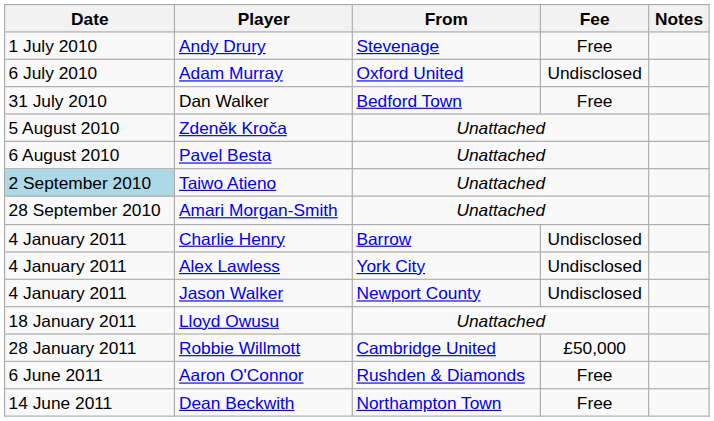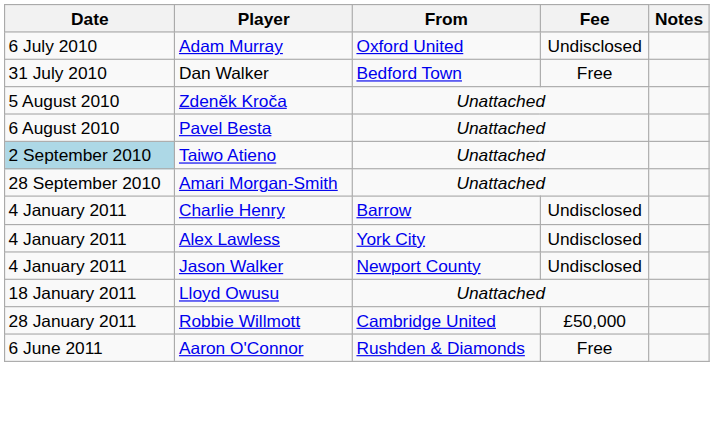- row: (222, 46)
- row: (237, 403)
